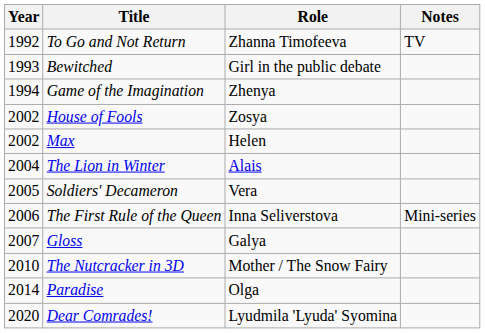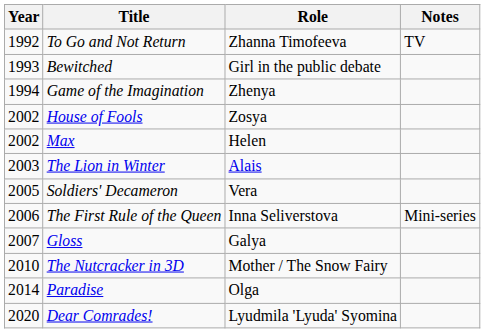(24, 166) 2004 -> (24, 166) 2003
